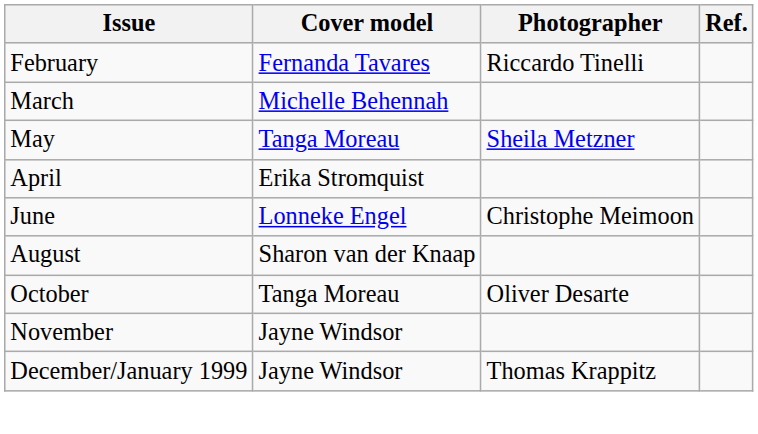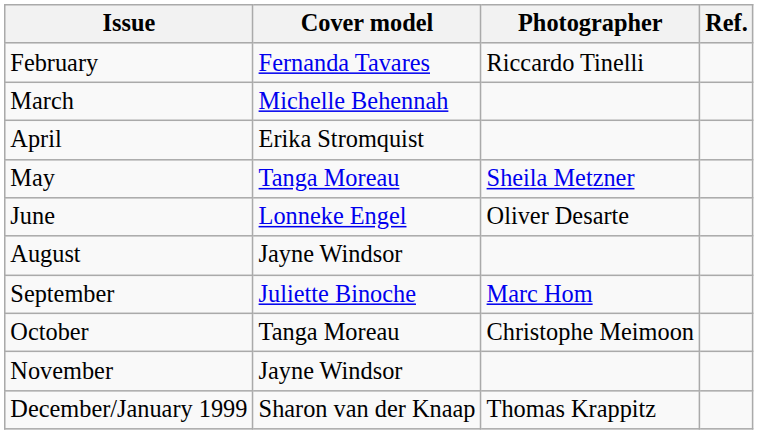rows swapped: (36, 178) <-> (33, 139)
(590, 216) Christophe Meimoon -> (558, 216) Oliver Desarte
(367, 255) Sharon van der Knaap -> (331, 255) Jayne Windsor
+ row: (62, 293)
(558, 293) Oliver Desarte -> (590, 332) Christophe Meimoon
(331, 370) Jayne Windsor -> (367, 409) Sharon van der Knaap
